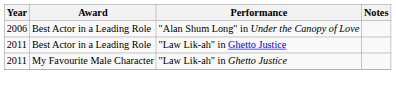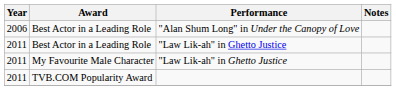+ row: (92, 77)
